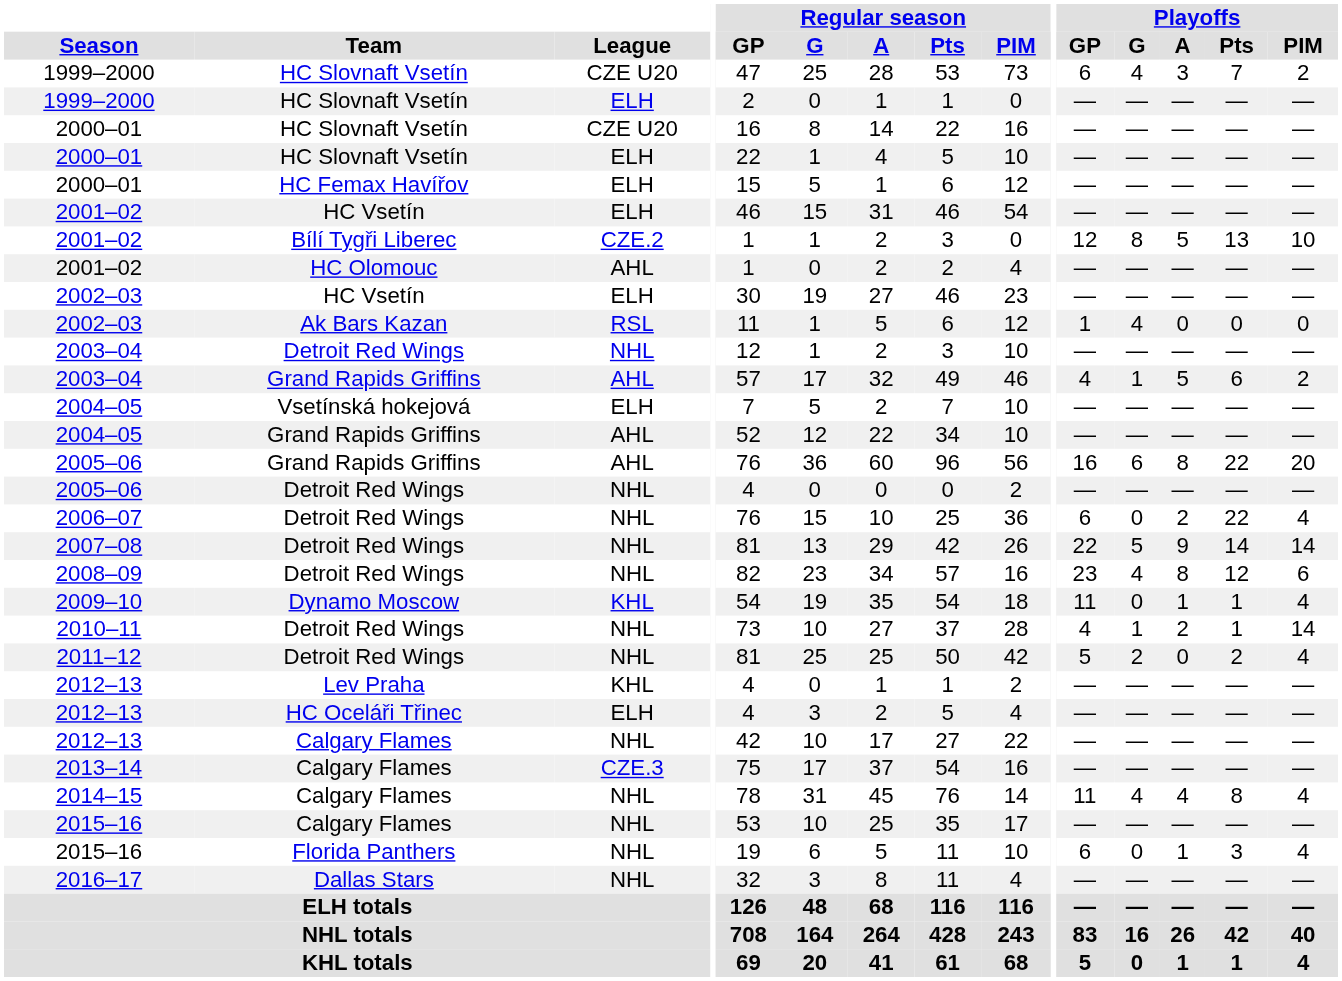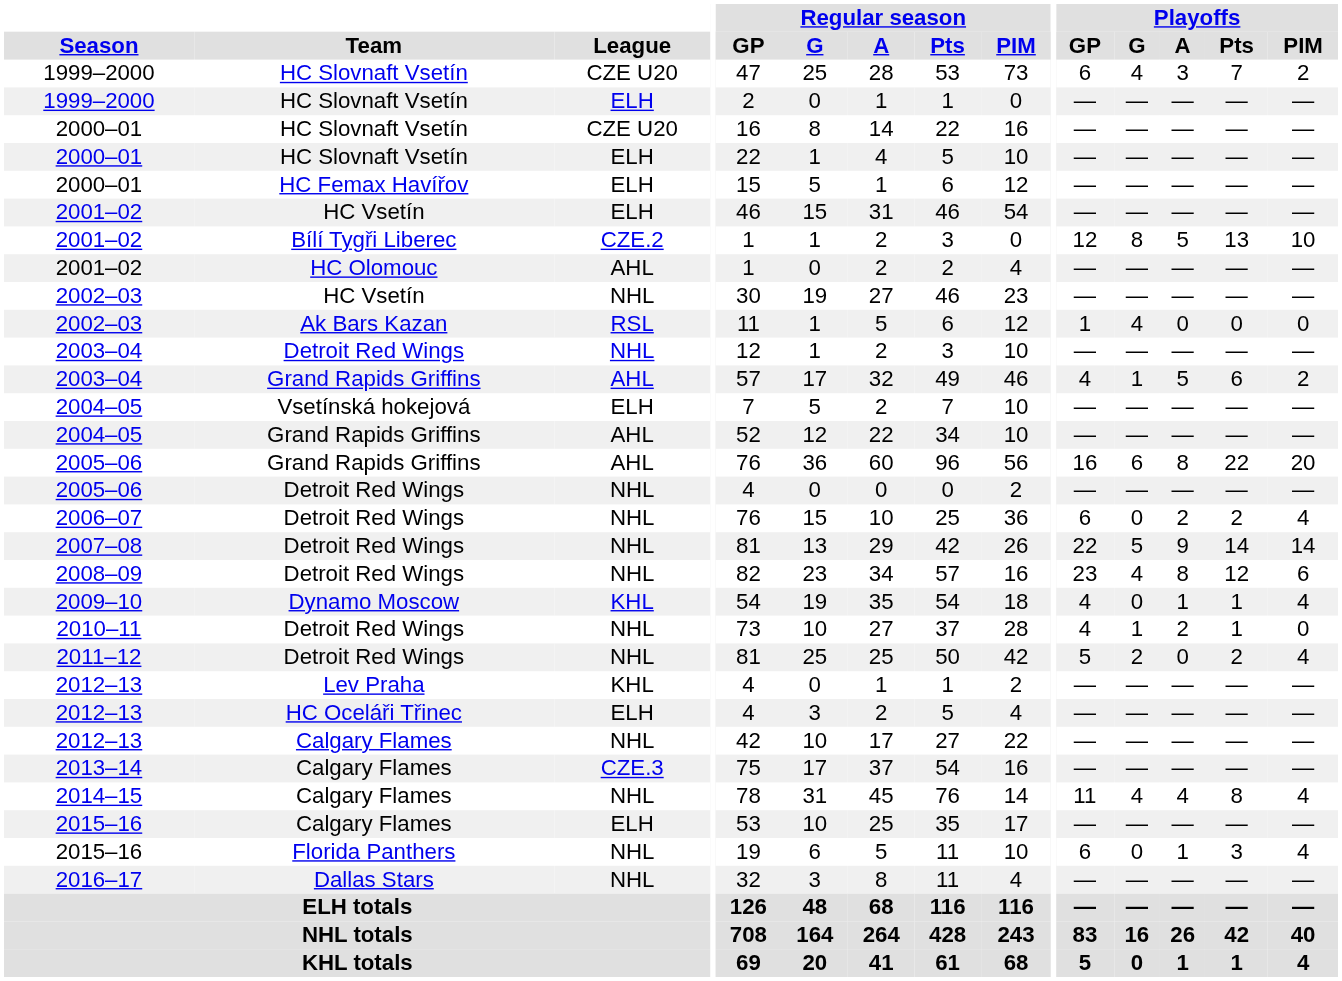(632, 295) ELH -> (632, 295) NHL
(1237, 518) 22 -> (1237, 518) 2
(1085, 601) 11 -> (1085, 601) 4
(1303, 629) 14 -> (1303, 629) 0
(632, 823) NHL -> (632, 823) ELH
